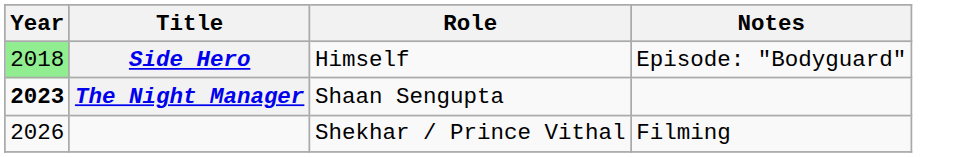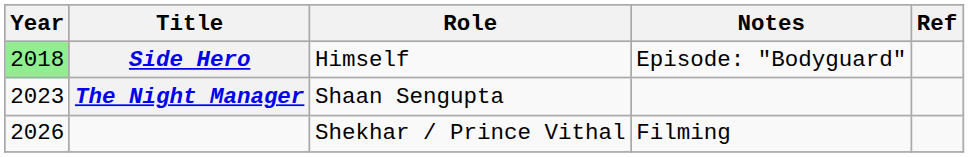+ column: (937, 23)
(37, 97) bold -> (37, 97) normal
